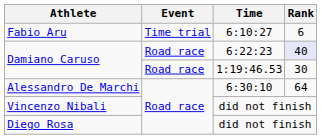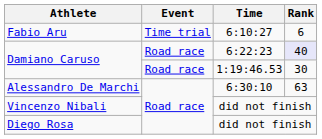(301, 87) 64 -> (301, 87) 63
